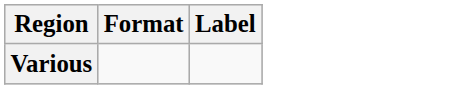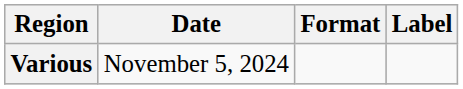+ column: (196, 24)
